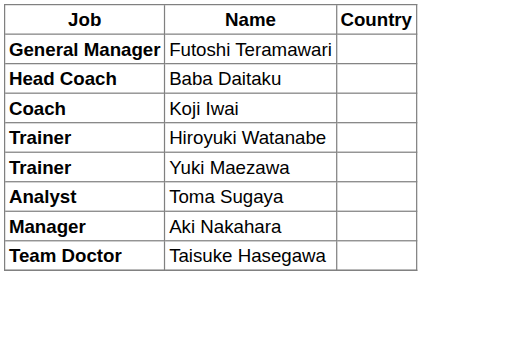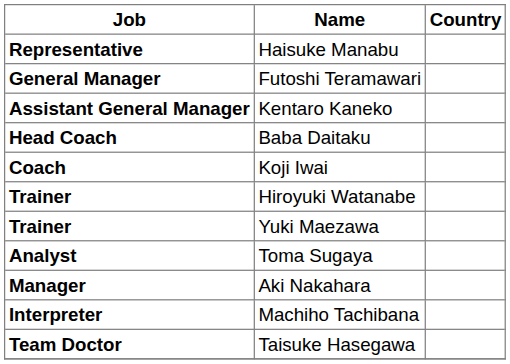+ row: (328, 49)
+ row: (325, 108)
+ row: (339, 315)
